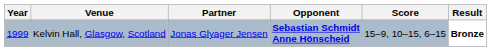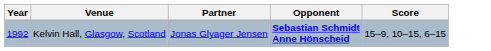- column: (467, 12)
(18, 33) 1999 -> (18, 33) 1992
